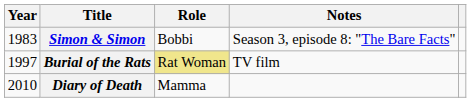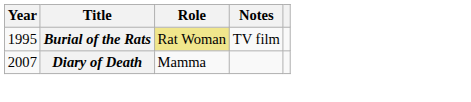- row: (97, 39)
(22, 62) 1997 -> (22, 39) 1995
(22, 85) 2010 -> (22, 62) 2007
